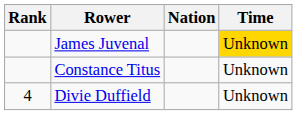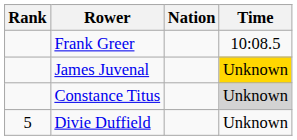+ row: (94, 43)
(255, 69) no background -> (255, 95) lightgrey background
(28, 95) 4 -> (28, 122) 5
